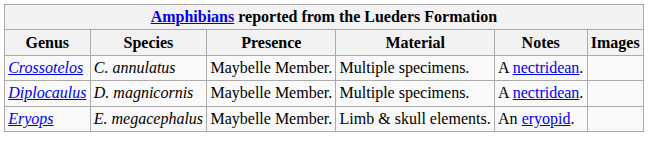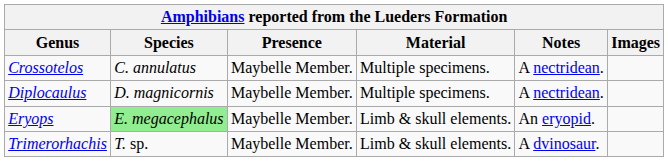(148, 118) no background -> (169, 118) lightgreen background
+ row: (58, 144)
